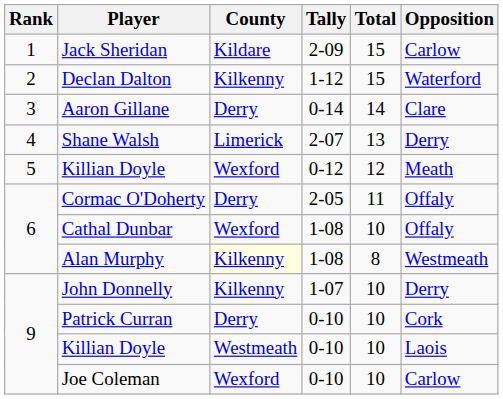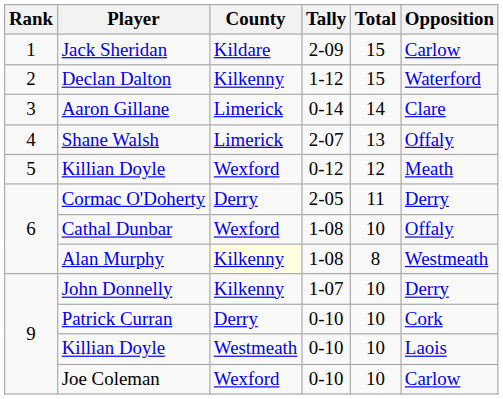(236, 109) Derry -> (248, 109) Limerick
(427, 139) Derry -> (429, 139) Offaly
(429, 199) Offaly -> (427, 199) Derry
